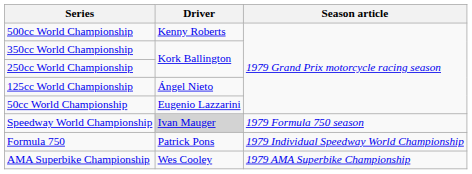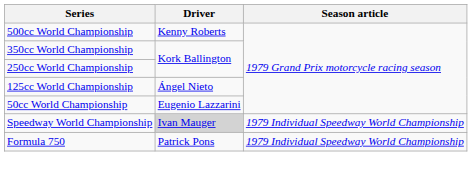(305, 123) 1979 Formula 750 season -> (355, 123) 1979 Individual Speedway World Championship
- row: (78, 159)
